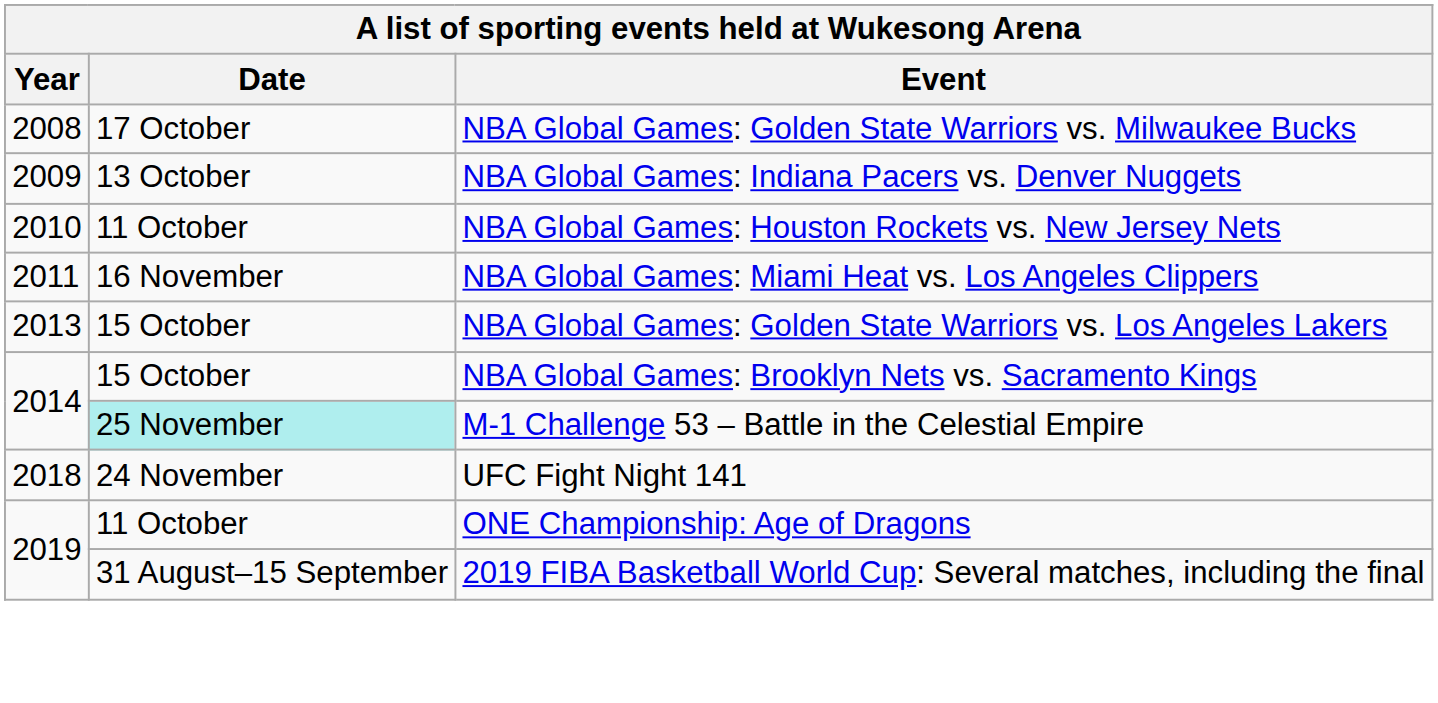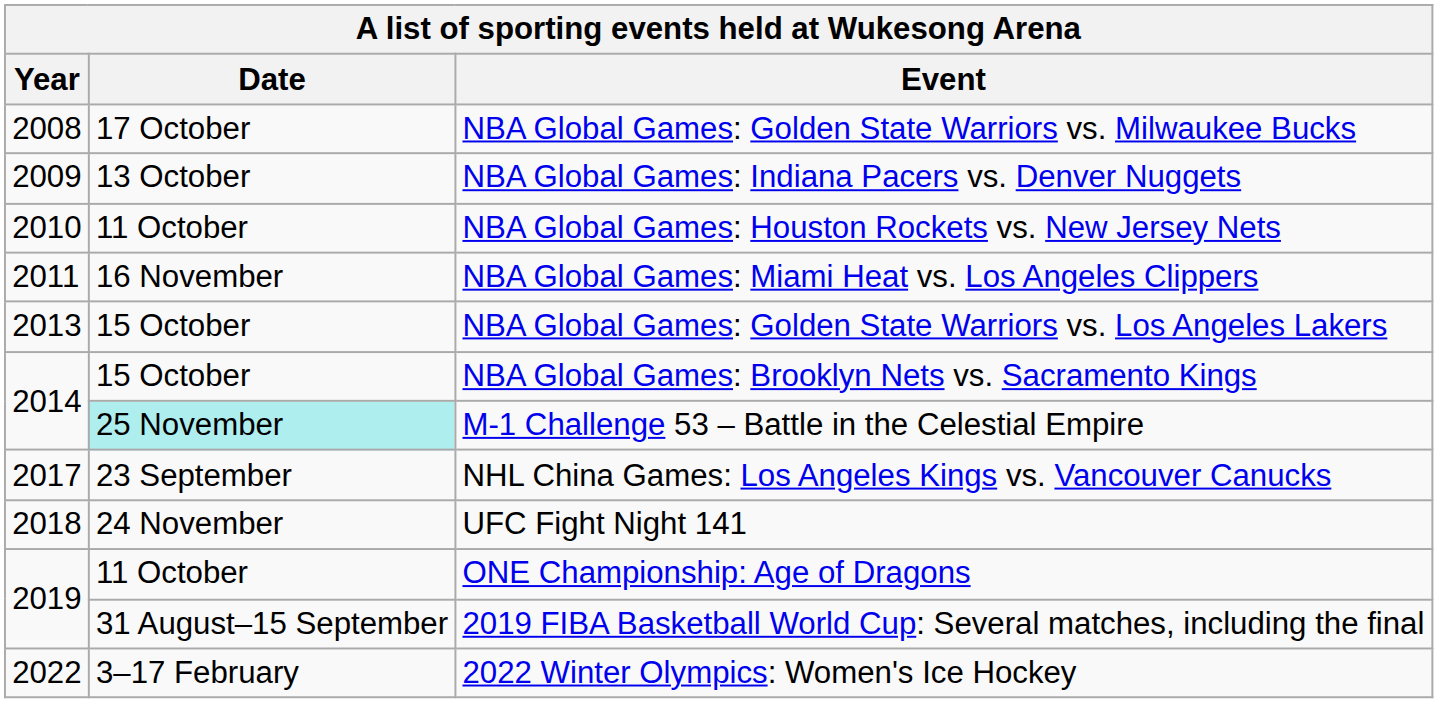+ row: (897, 474)
+ row: (769, 672)
